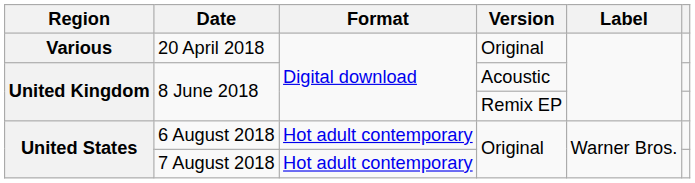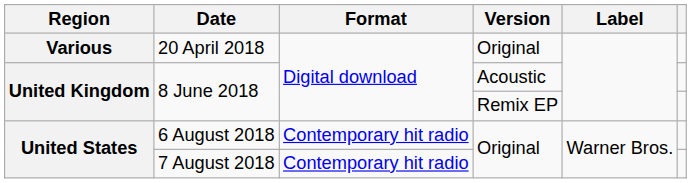(378, 134) Hot adult contemporary -> (376, 134) Contemporary hit radio
(378, 163) Hot adult contemporary -> (376, 163) Contemporary hit radio
